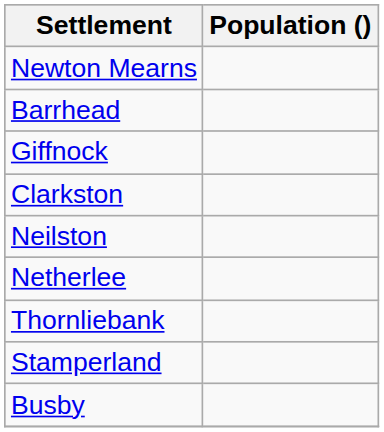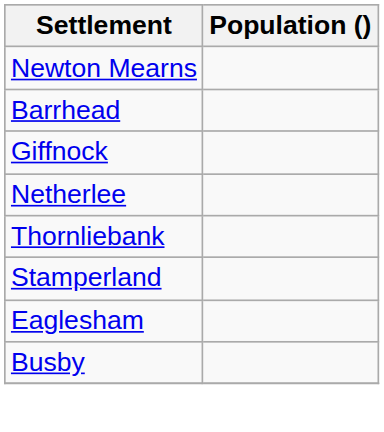- row: (67, 194)
- row: (59, 236)
+ row: (77, 320)
